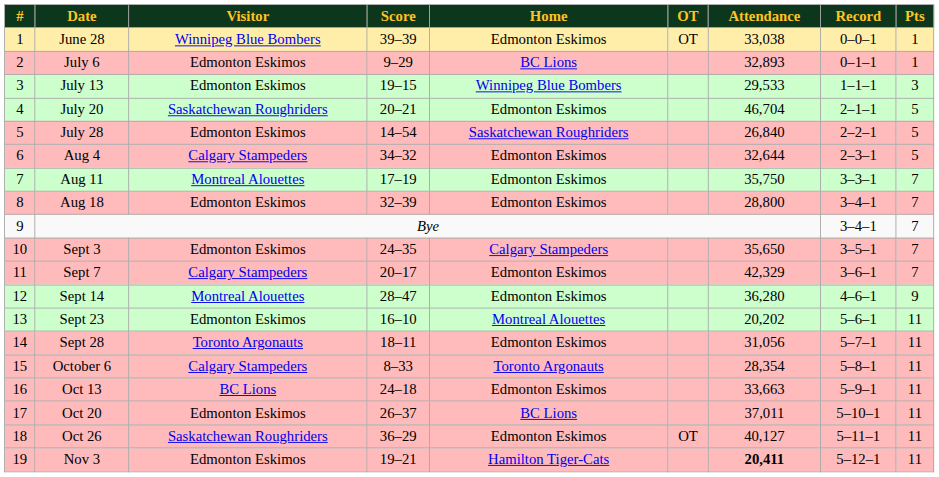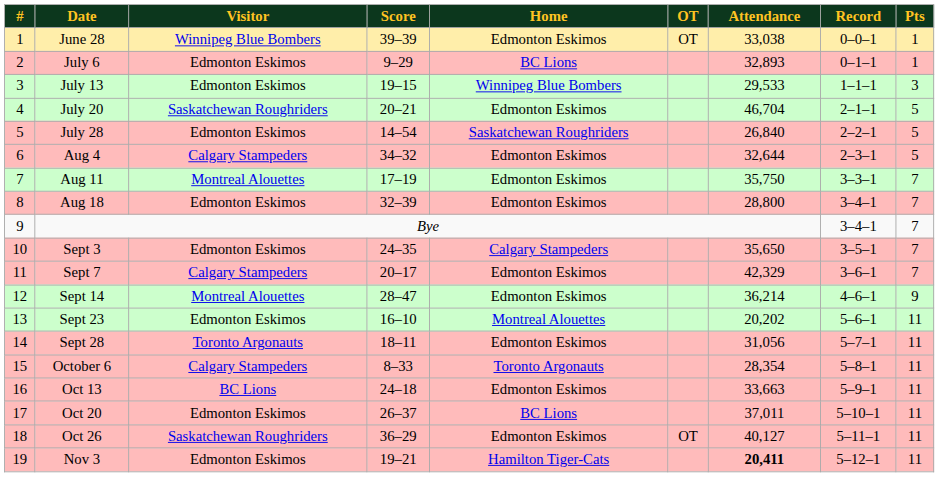(764, 296) 36,280 -> (764, 296) 36,214
